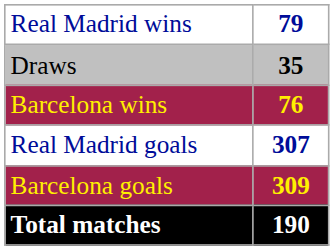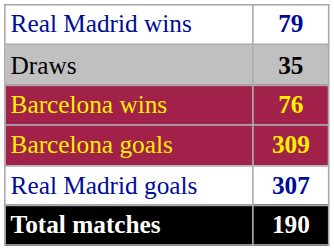rows swapped: (104, 144) <-> (92, 184)
